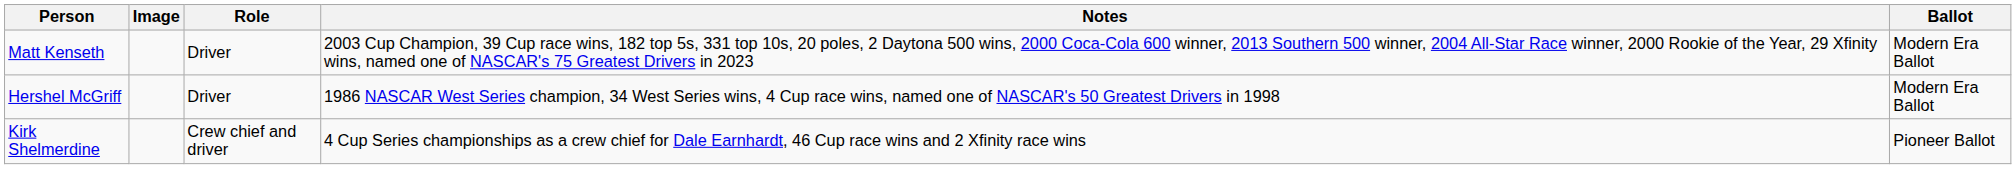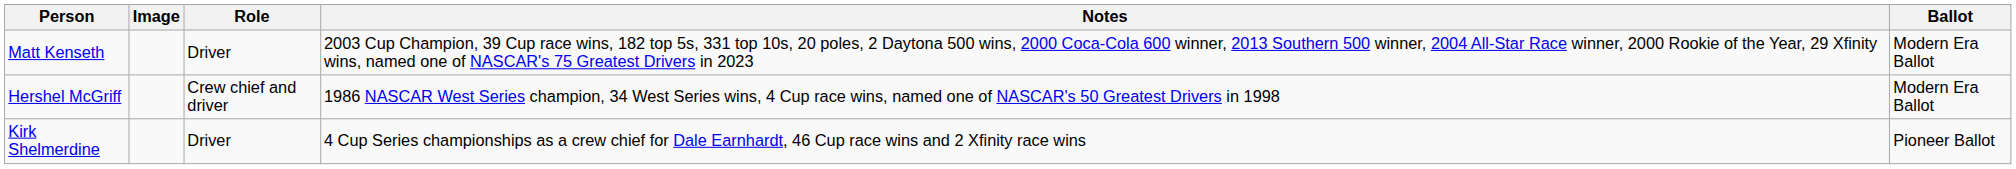(209, 96) Driver -> (242, 96) Crew chief and driver
(242, 140) Crew chief and driver -> (209, 140) Driver
